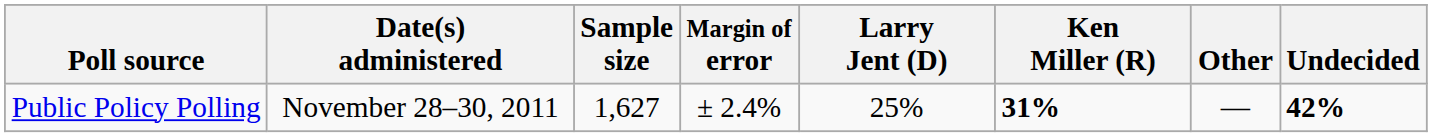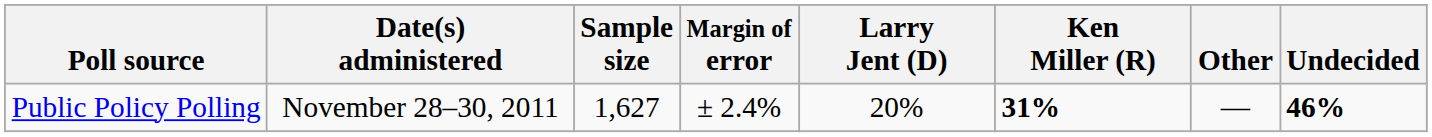(897, 107) 25% -> (897, 107) 20%
(1316, 107) 42% -> (1316, 107) 46%
